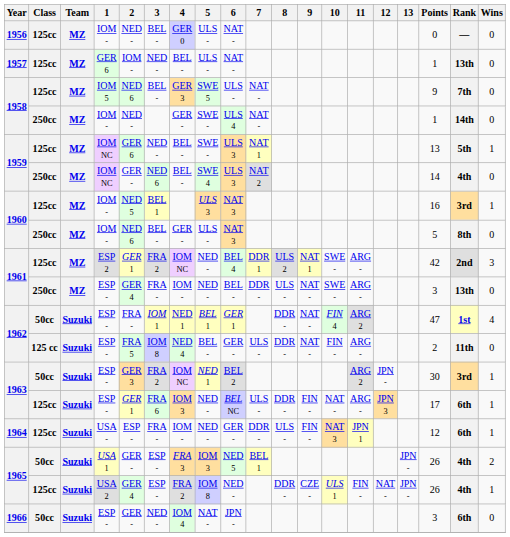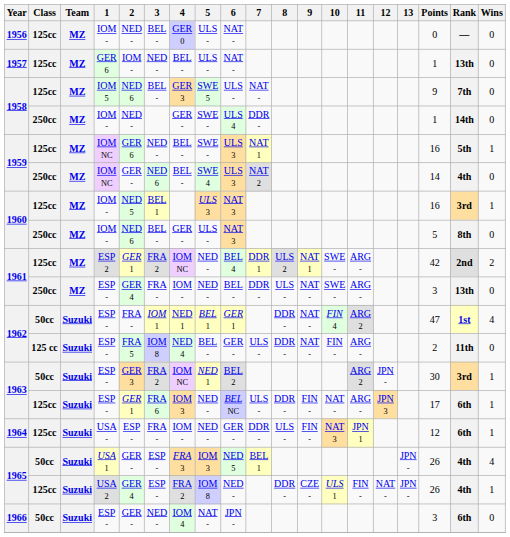(259, 120) NAT - -> (259, 120) DDR -
(435, 149) 13 -> (435, 149) 16
(492, 262) 3 -> (492, 262) 2
(492, 461) 2 -> (492, 461) 4
